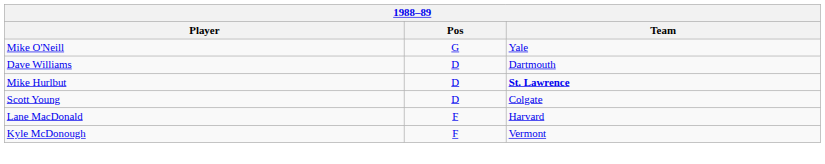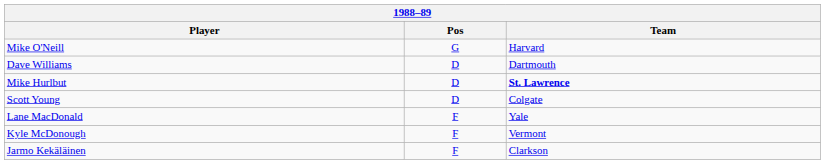(518, 47) Yale -> (526, 47) Harvard
(526, 116) Harvard -> (518, 116) Yale
+ row: (46, 151)
